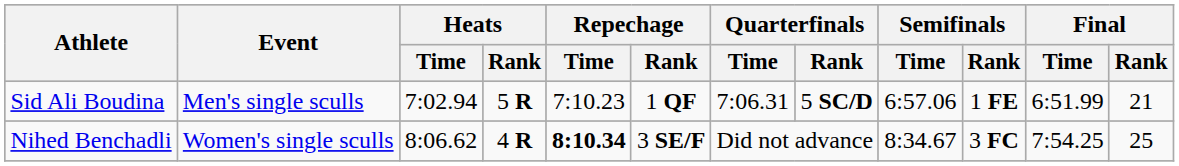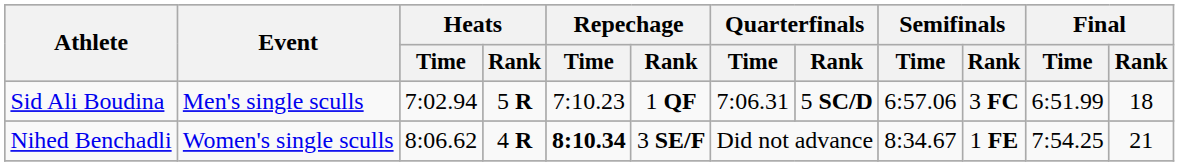(994, 101) 1 FE -> (994, 101) 3 FC
(1141, 101) 21 -> (1141, 101) 18
(994, 140) 3 FC -> (994, 140) 1 FE
(1141, 140) 25 -> (1141, 140) 21
